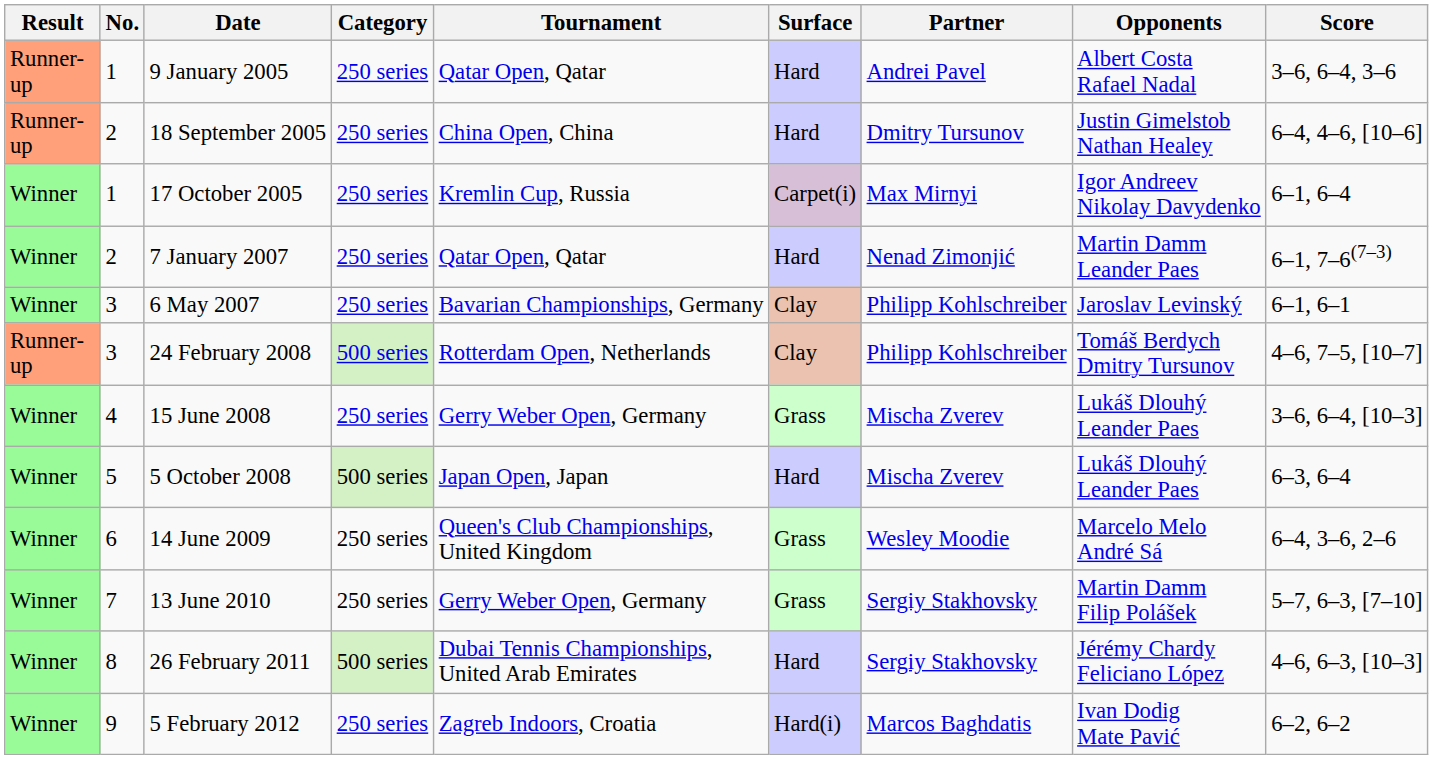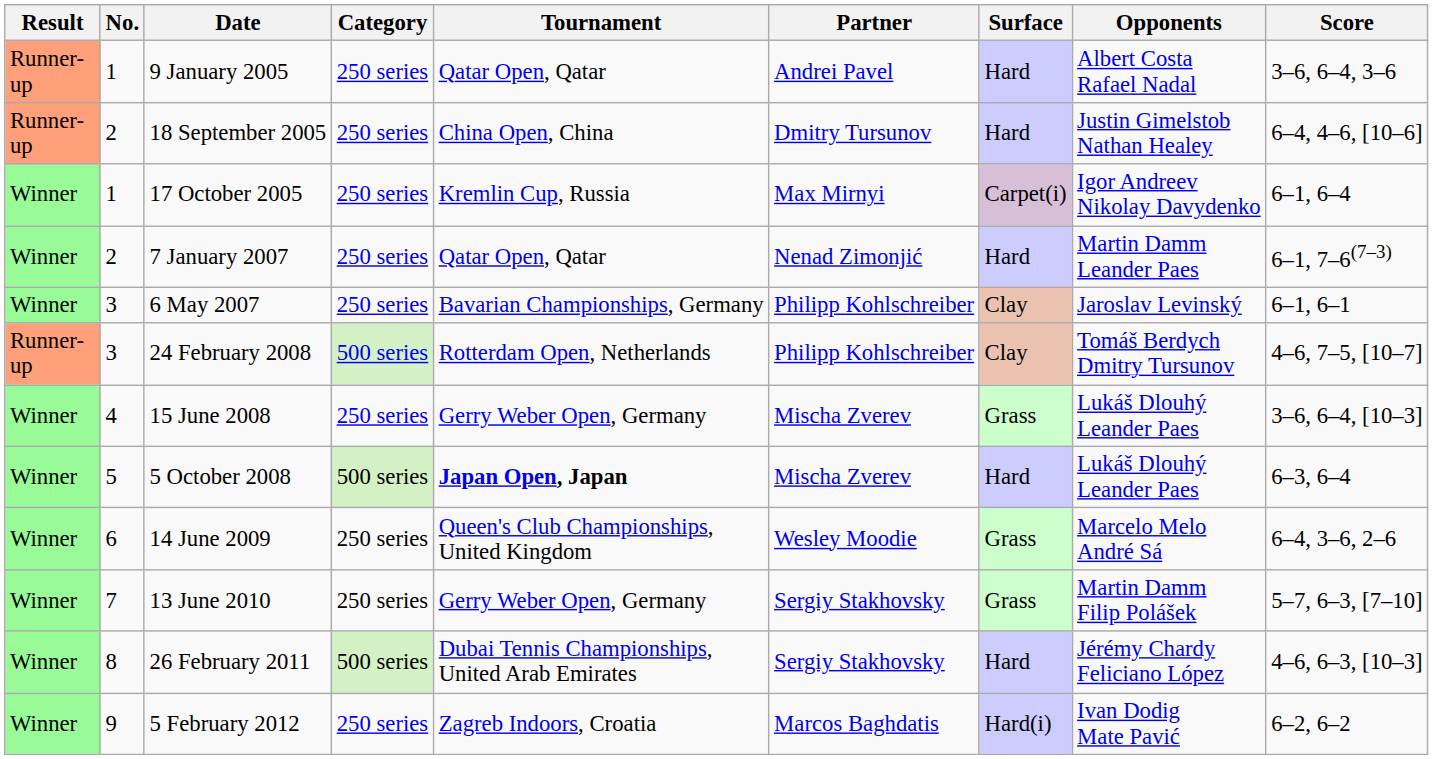columns swapped: (815, 22) <-> (967, 22)
(524, 476) normal -> (533, 476) bold
